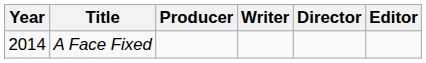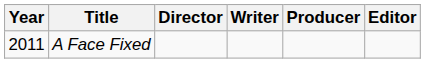columns swapped: (329, 17) <-> (196, 17)
(27, 44) 2014 -> (26, 44) 2011
